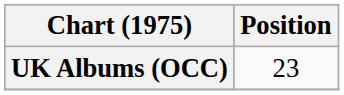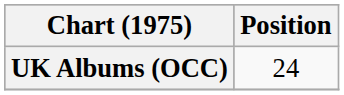(286, 67) 23 -> (286, 67) 24
